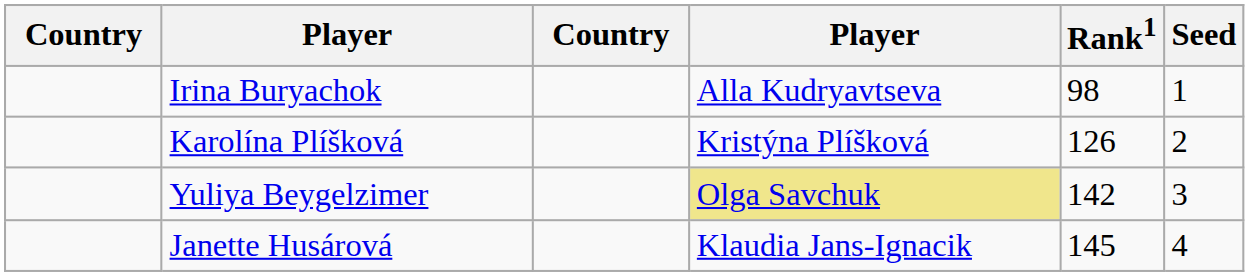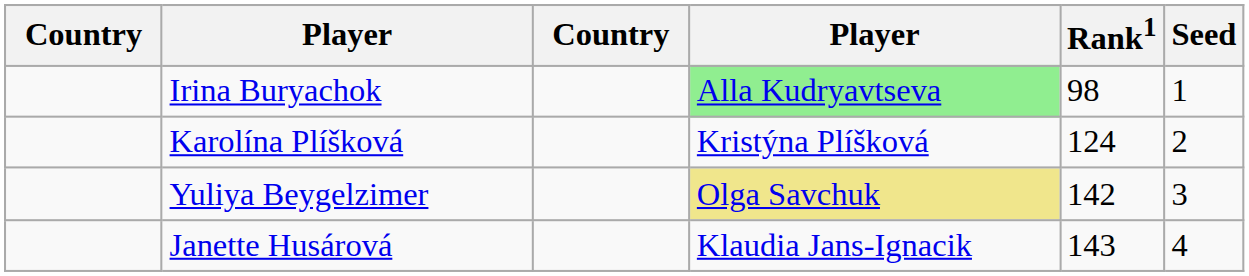(819, 90) no background -> (819, 90) lightgreen background
(1091, 142) 126 -> (1091, 142) 124
(1091, 245) 145 -> (1091, 245) 143
